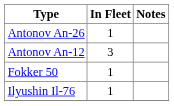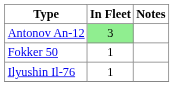- row: (46, 33)
(110, 52) no background -> (110, 33) lightgreen background
